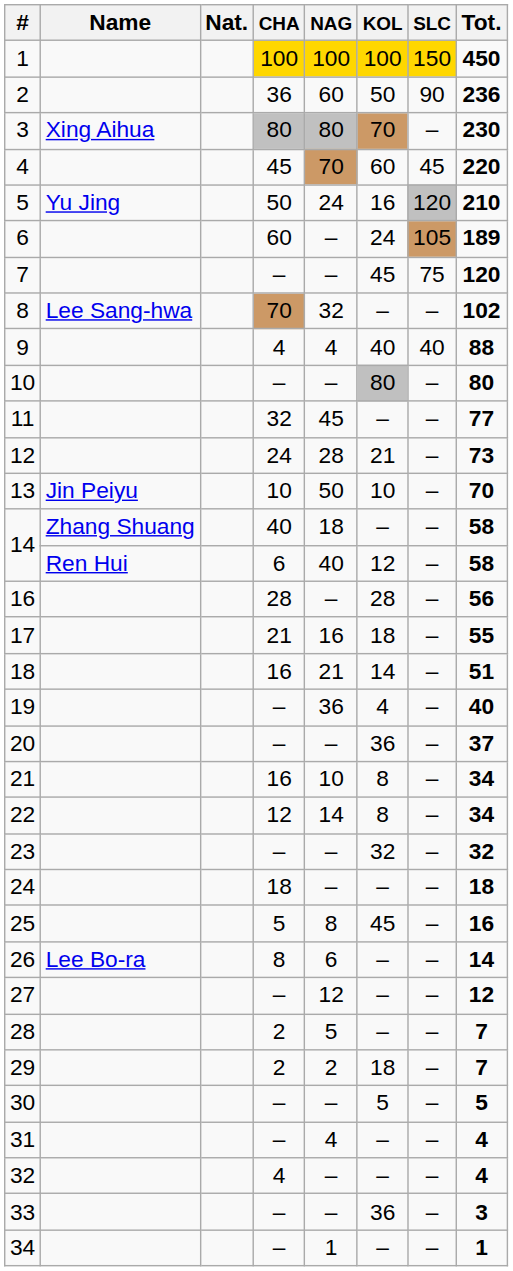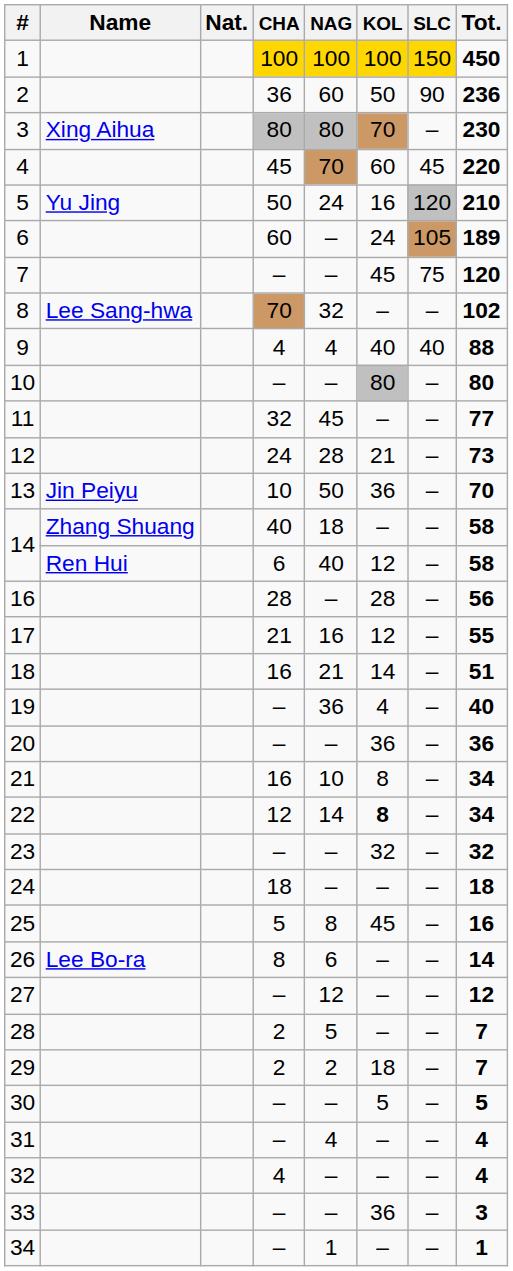(383, 490) 10 -> (383, 490) 36
(383, 635) 18 -> (383, 635) 12
(481, 743) 37 -> (481, 743) 36
(383, 815) normal -> (383, 815) bold
